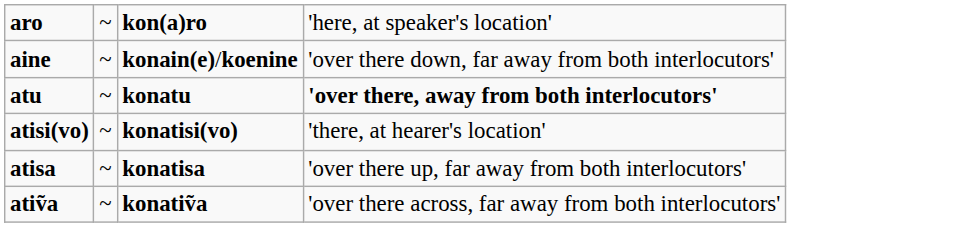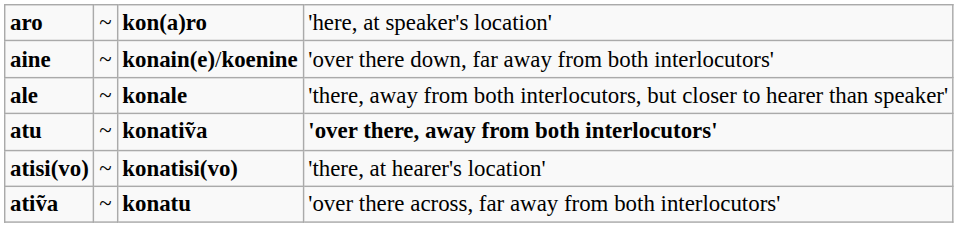+ row: (24, 95)
(157, 95) konatu -> (165, 131) konatiṽa
- row: (33, 167)
(165, 204) konatiṽa -> (157, 204) konatu
